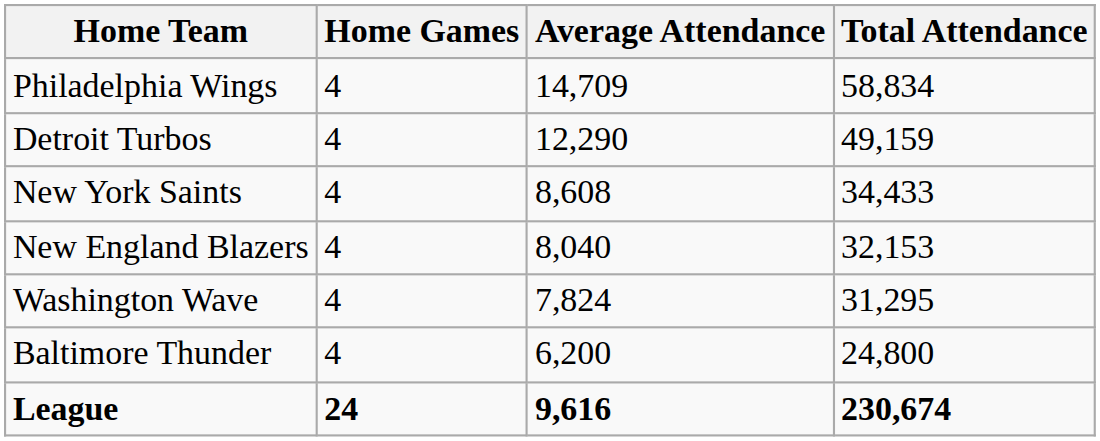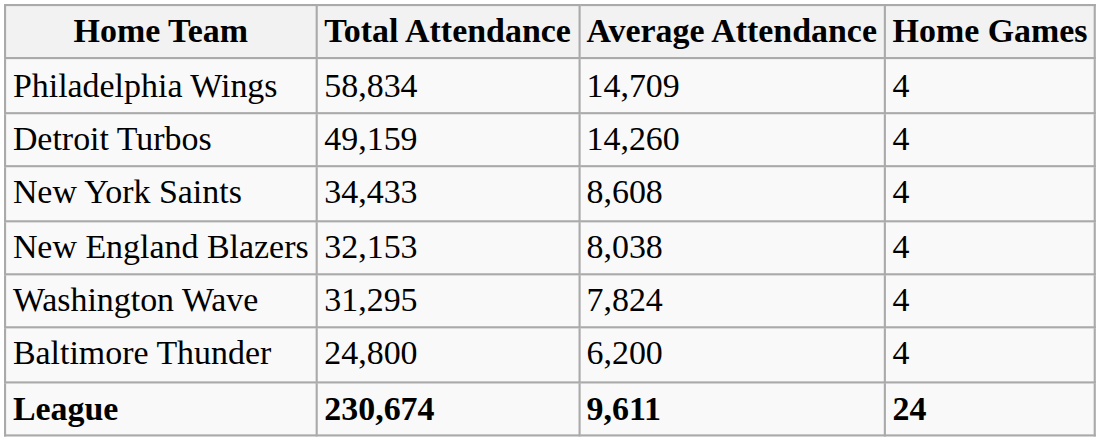columns swapped: (422, 31) <-> (964, 31)
(582, 138) 12,290 -> (633, 138) 14,260
(573, 246) 8,040 -> (625, 246) 8,038
(573, 407) 9,616 -> (624, 407) 9,611
